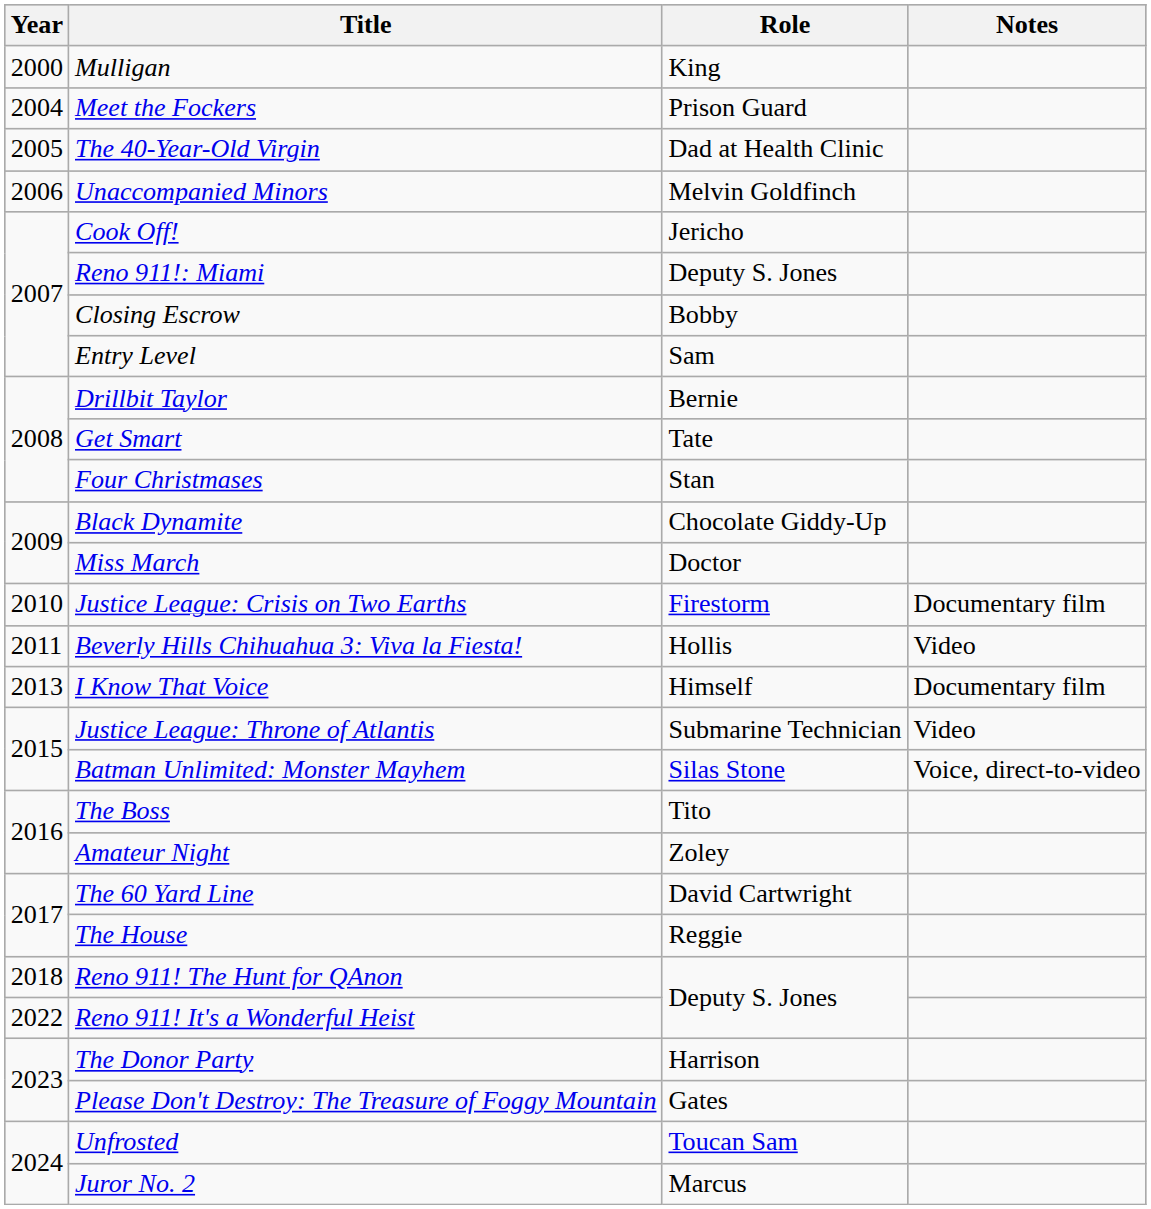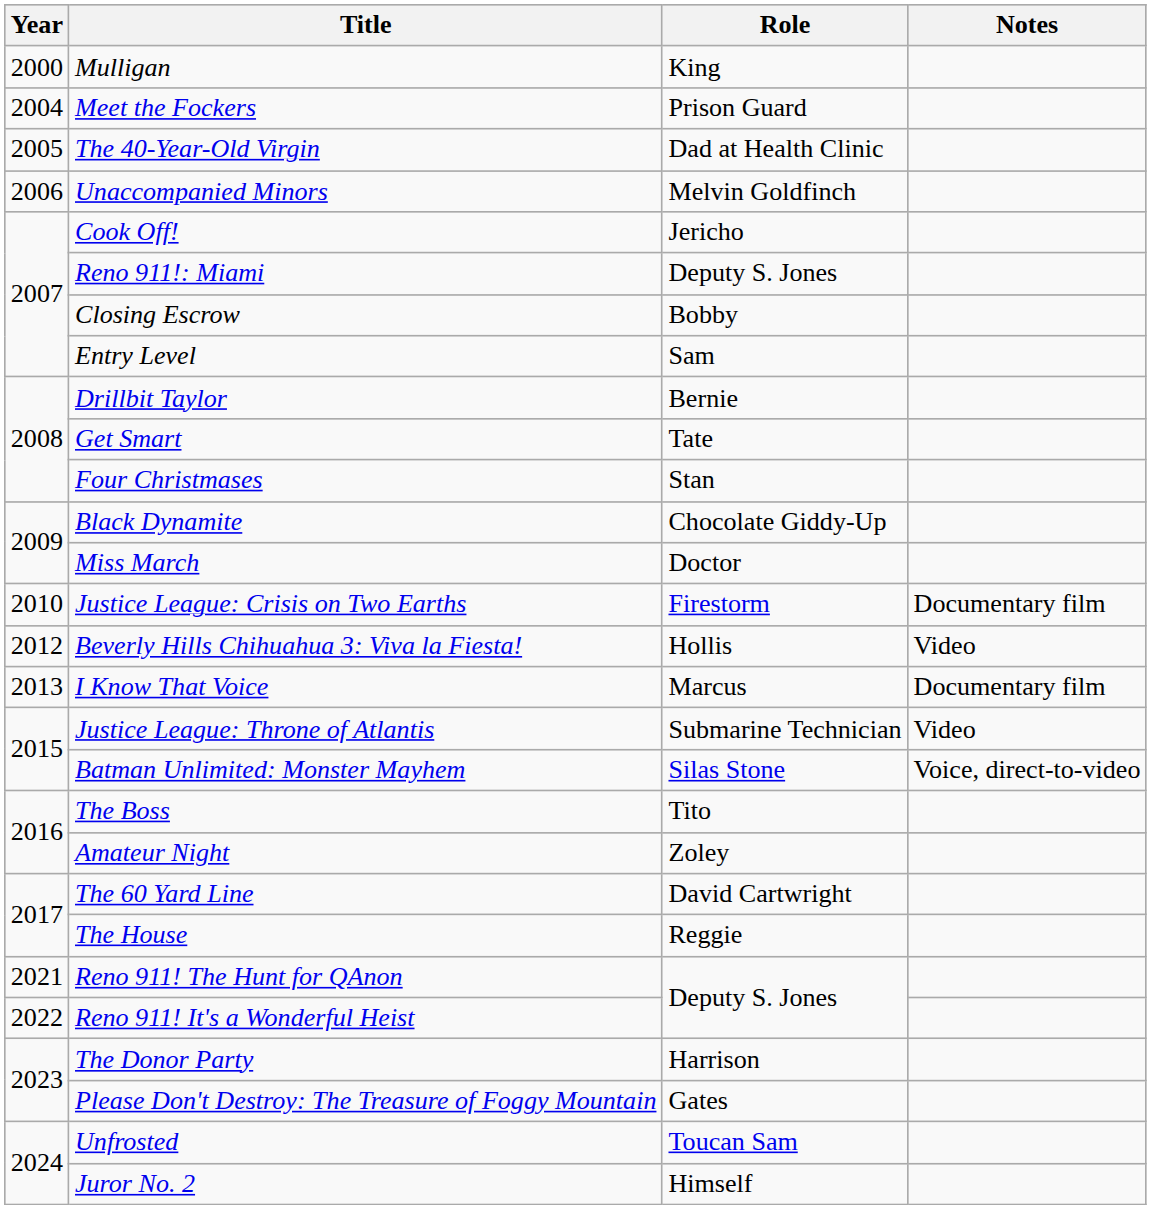(36, 645) 2011 -> (37, 645) 2012
(710, 686) Himself -> (708, 686) Marcus
(37, 976) 2018 -> (37, 976) 2021
(708, 1183) Marcus -> (710, 1183) Himself
